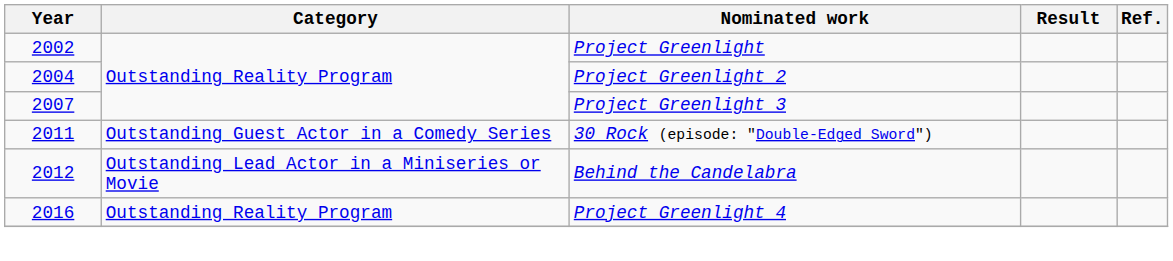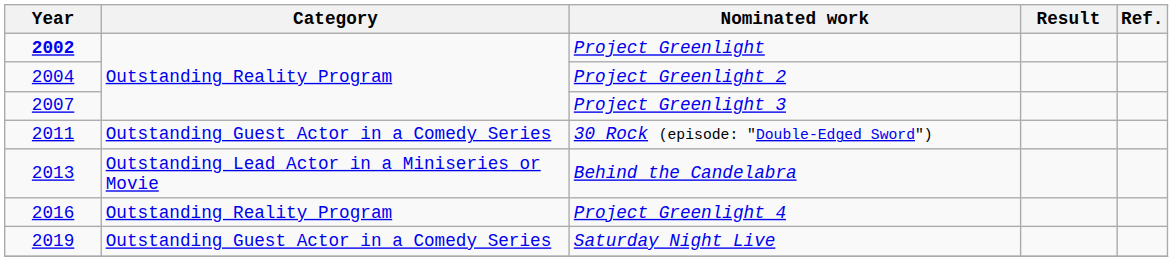(53, 48) normal -> (53, 48) bold
(53, 173) 2012 -> (53, 173) 2013
+ row: (675, 241)
